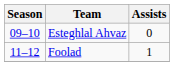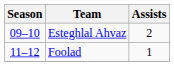(149, 33) 0 -> (149, 33) 2
